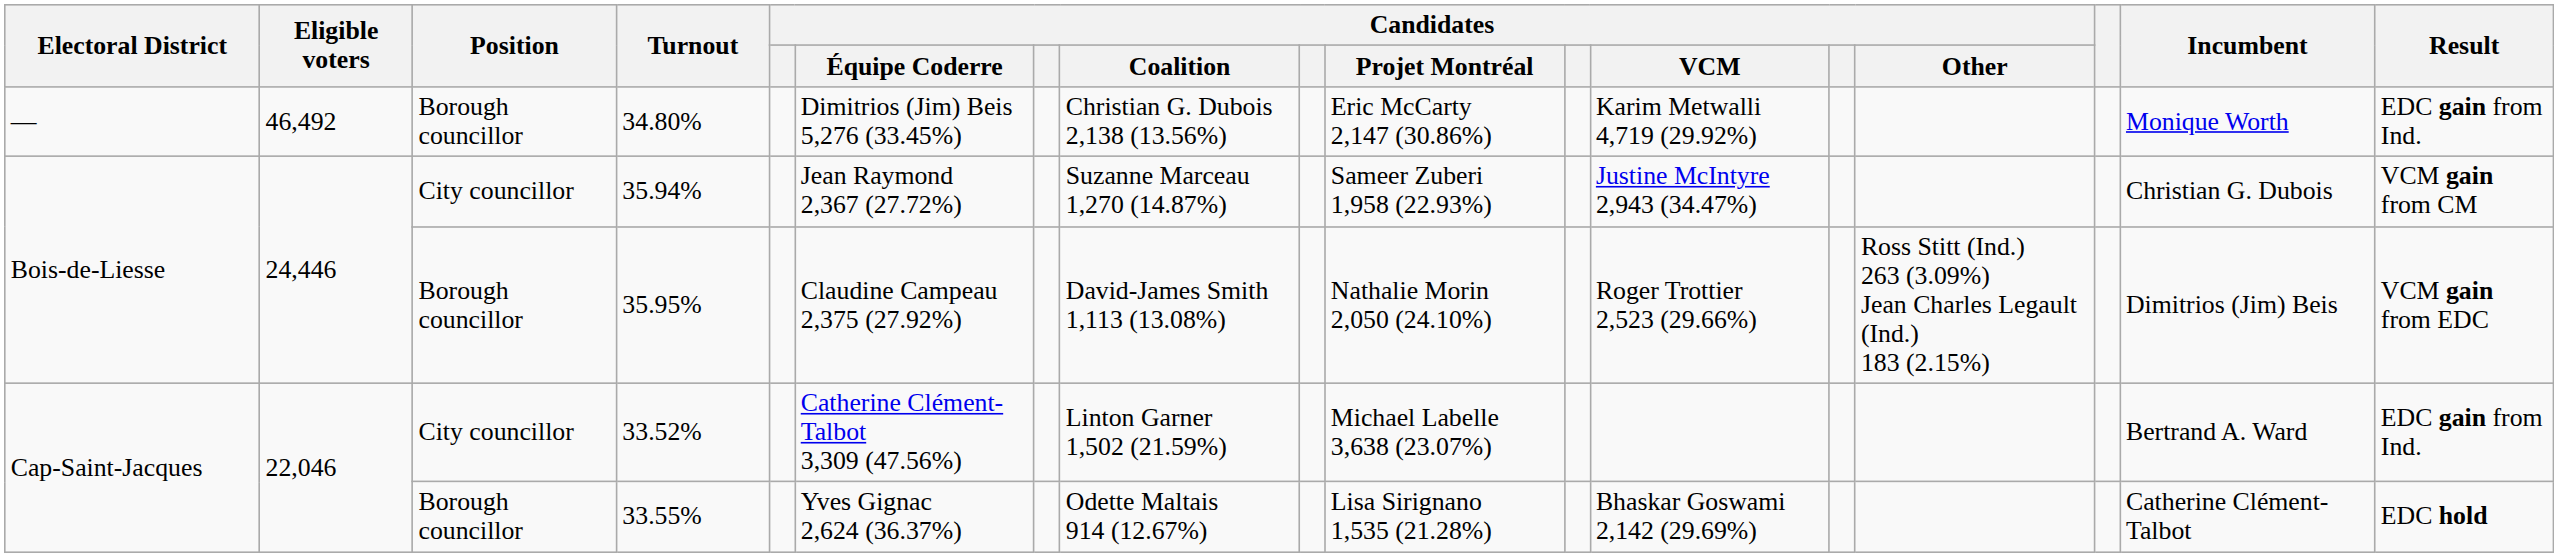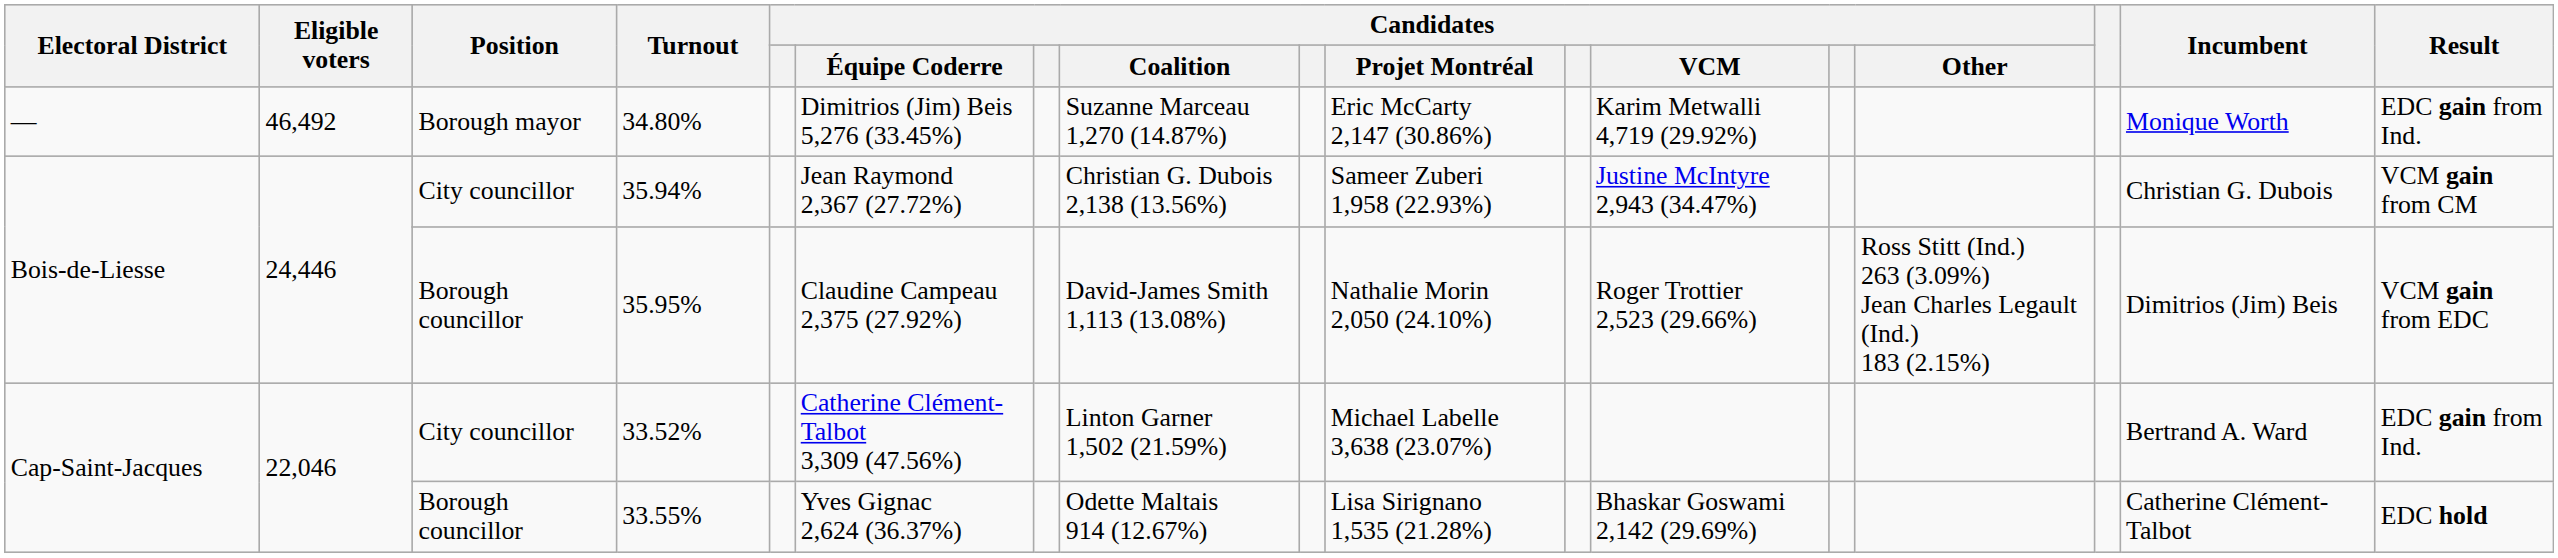(471, 121) Borough councillor -> (500, 121) Borough mayor
(1169, 121) Christian G. Dubois 2,138 (13.56%) -> (1158, 121) Suzanne Marceau 1,270 (14.87%)
(1158, 190) Suzanne Marceau 1,270 (14.87%) -> (1169, 190) Christian G. Dubois 2,138 (13.56%)
